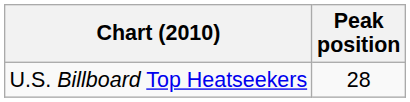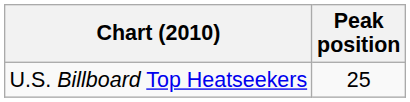(359, 79) 28 -> (359, 79) 25
